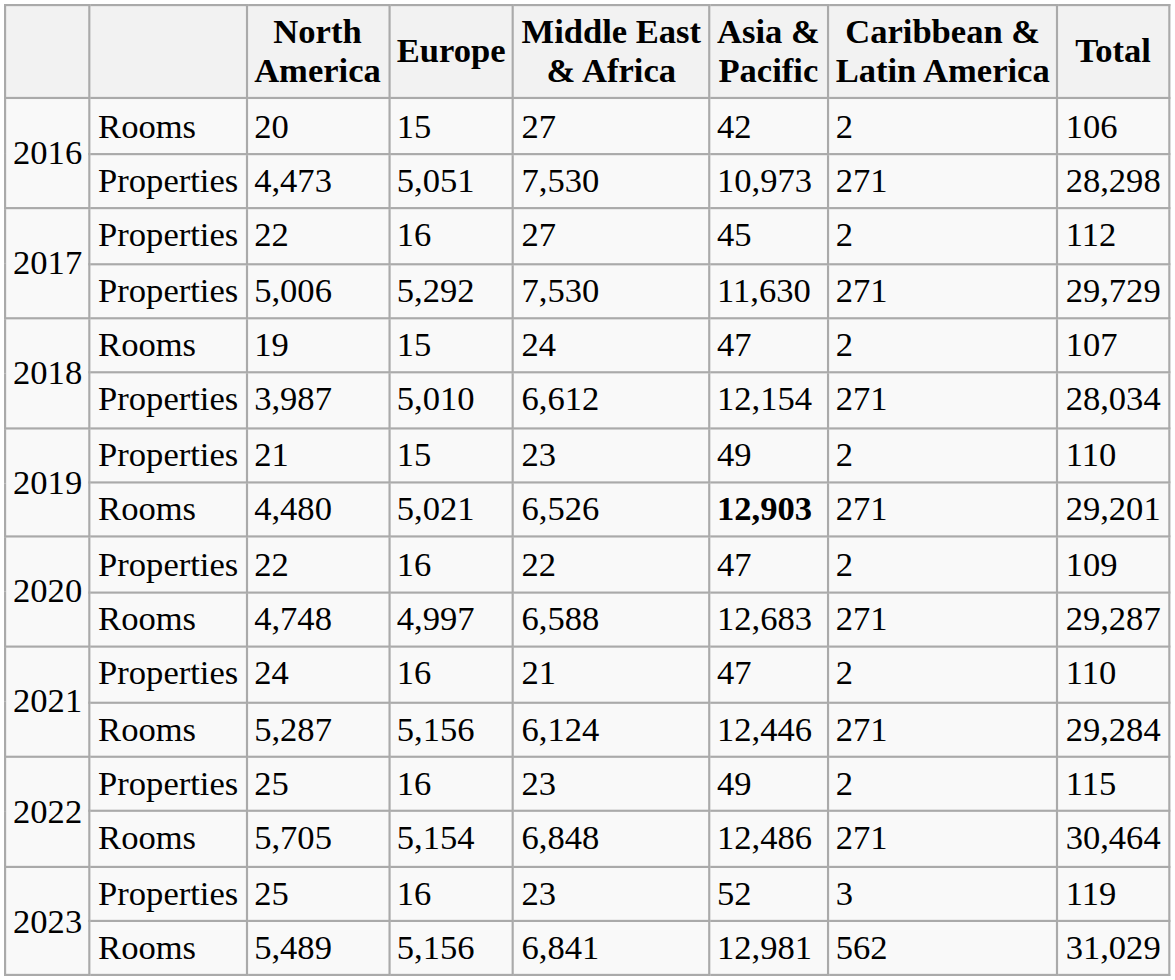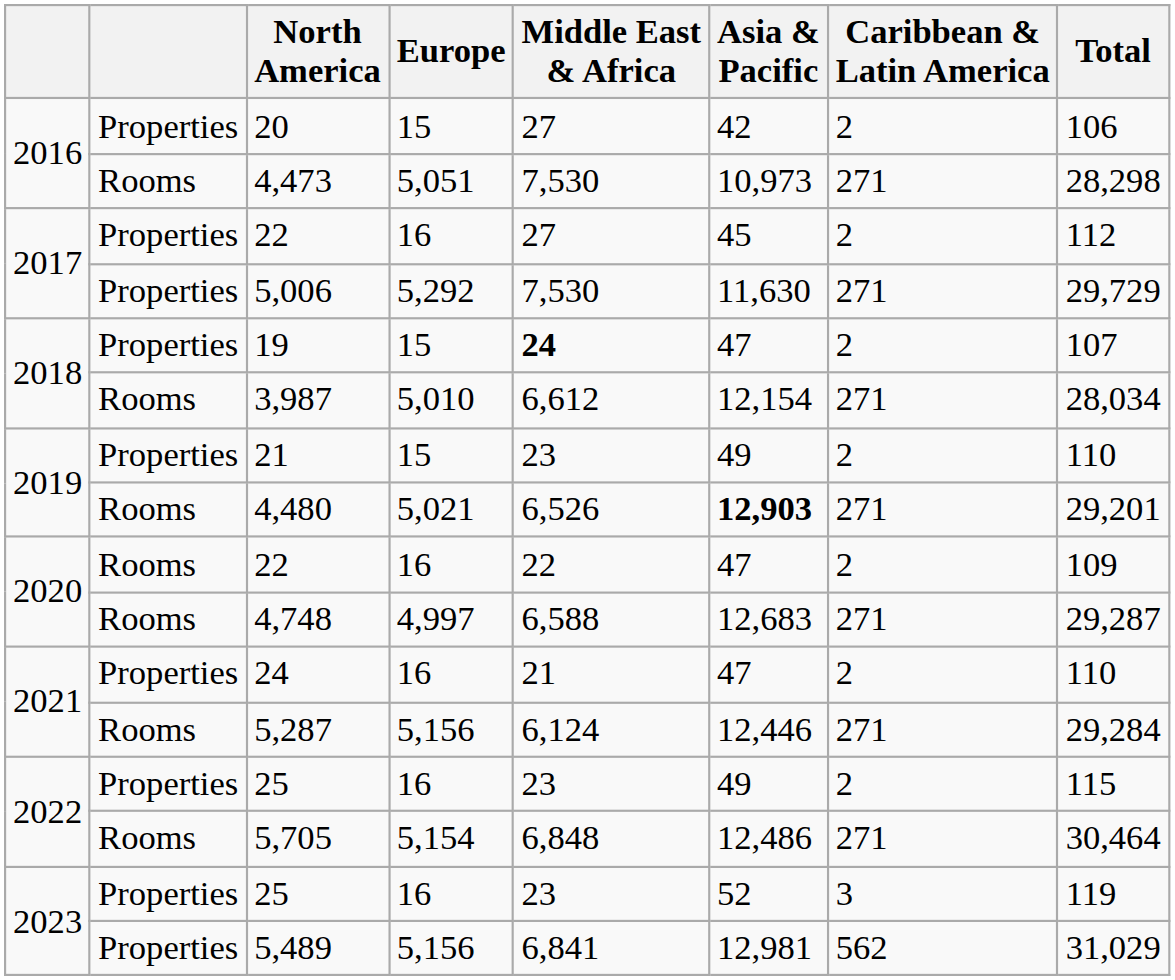(147, 125) Rooms -> (168, 125) Properties
(168, 180) Properties -> (147, 180) Rooms
(147, 344) Rooms -> (168, 344) Properties
(539, 344) normal -> (539, 344) bold
(168, 399) Properties -> (147, 399) Rooms
(168, 564) Properties -> (147, 564) Rooms
(147, 947) Rooms -> (168, 947) Properties
